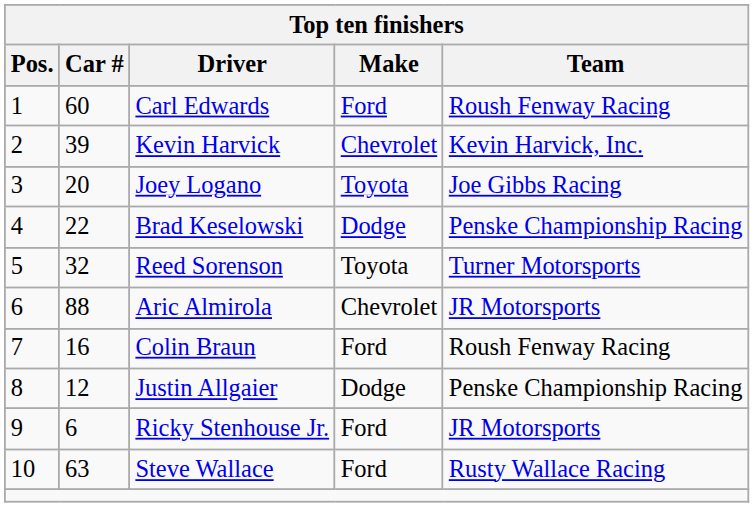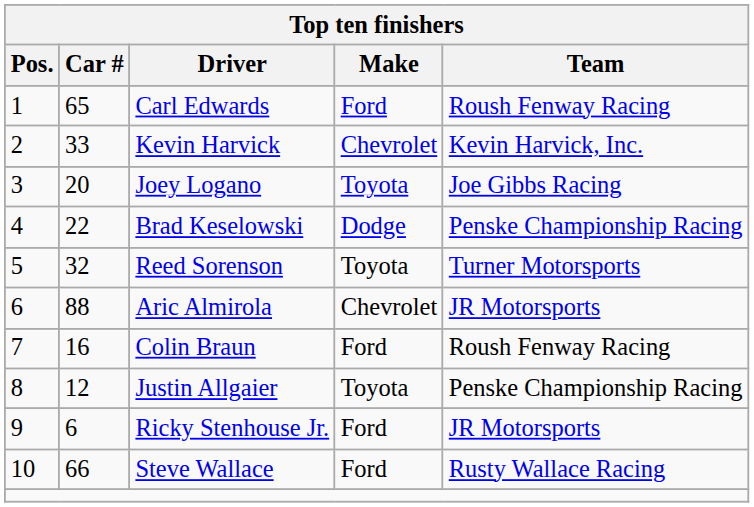(77, 105) 60 -> (77, 105) 65
(77, 145) 39 -> (77, 145) 33
(373, 387) Dodge -> (375, 387) Toyota
(77, 468) 63 -> (77, 468) 66
